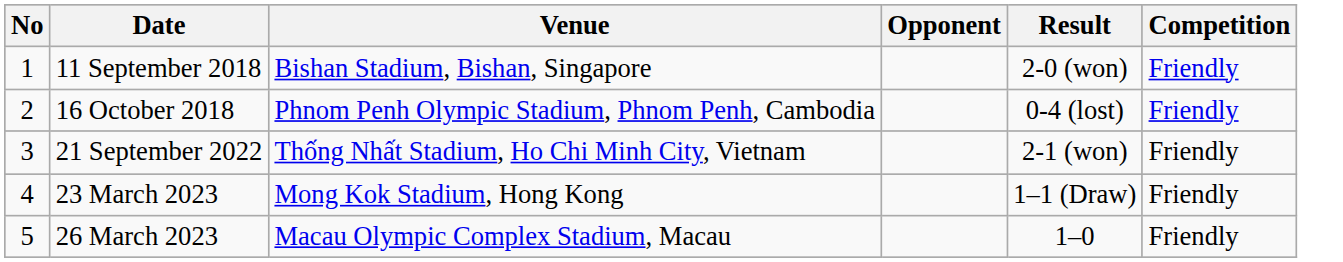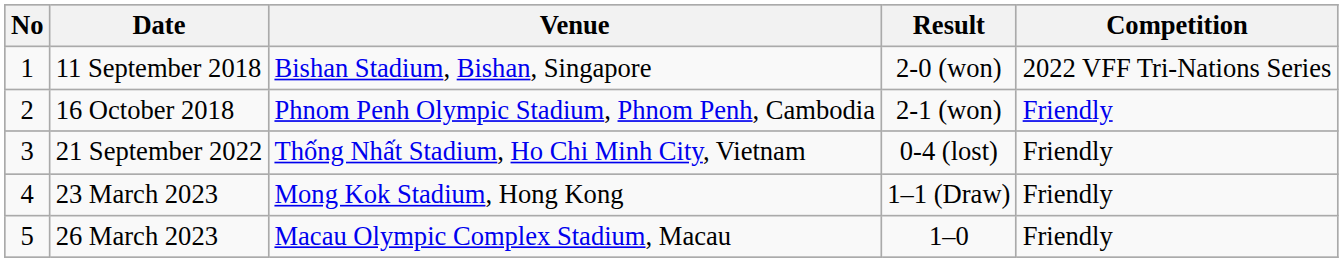- column: (944, 25)
(1194, 67) Friendly -> (1177, 67) 2022 VFF Tri-Nations Series
(1075, 109) 0-4 (lost) -> (949, 109) 2-1 (won)
(1075, 151) 2-1 (won) -> (949, 151) 0-4 (lost)
